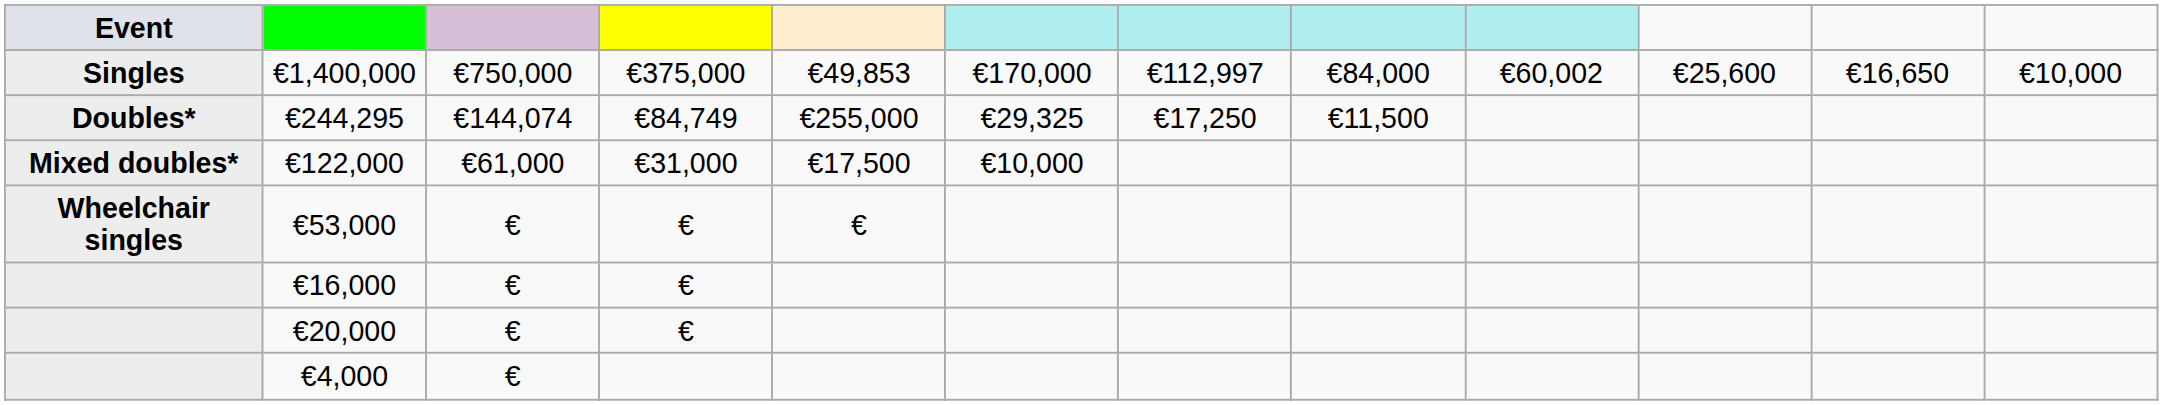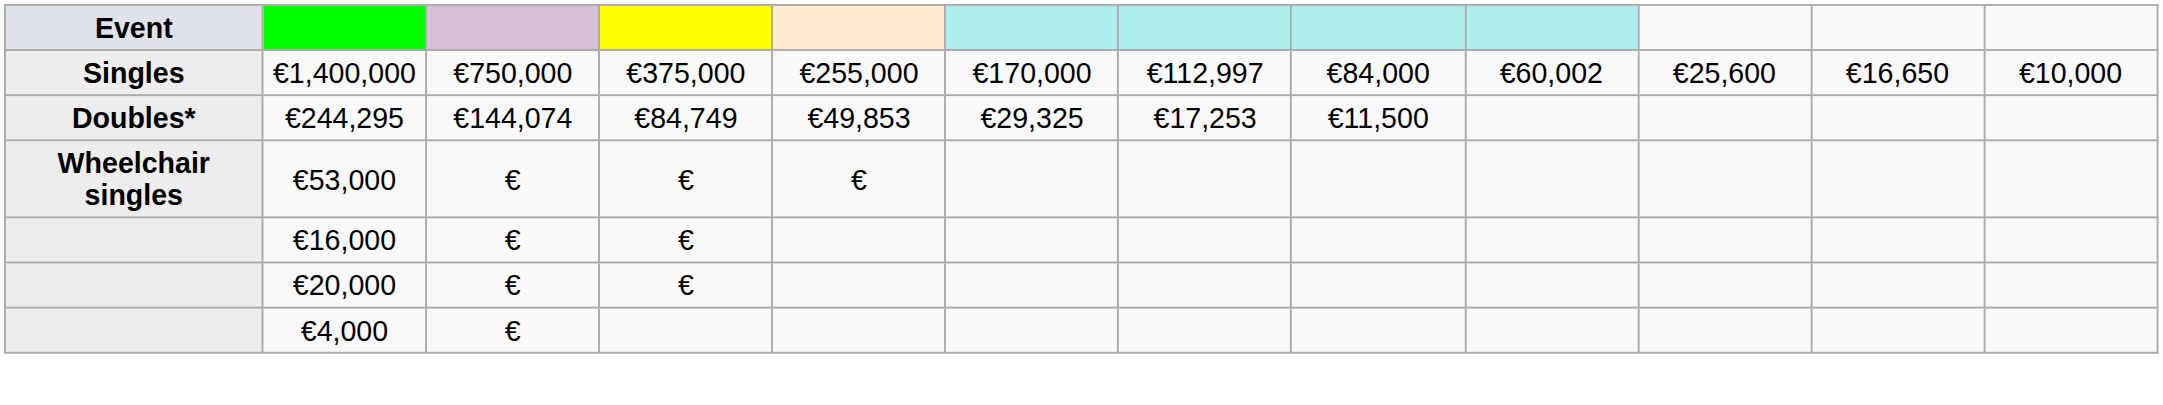(859, 73) €49,853 -> (859, 73) €255,000
(859, 118) €255,000 -> (859, 118) €49,853
(1205, 118) €17,250 -> (1205, 118) €17,253
- row: (344, 163)
